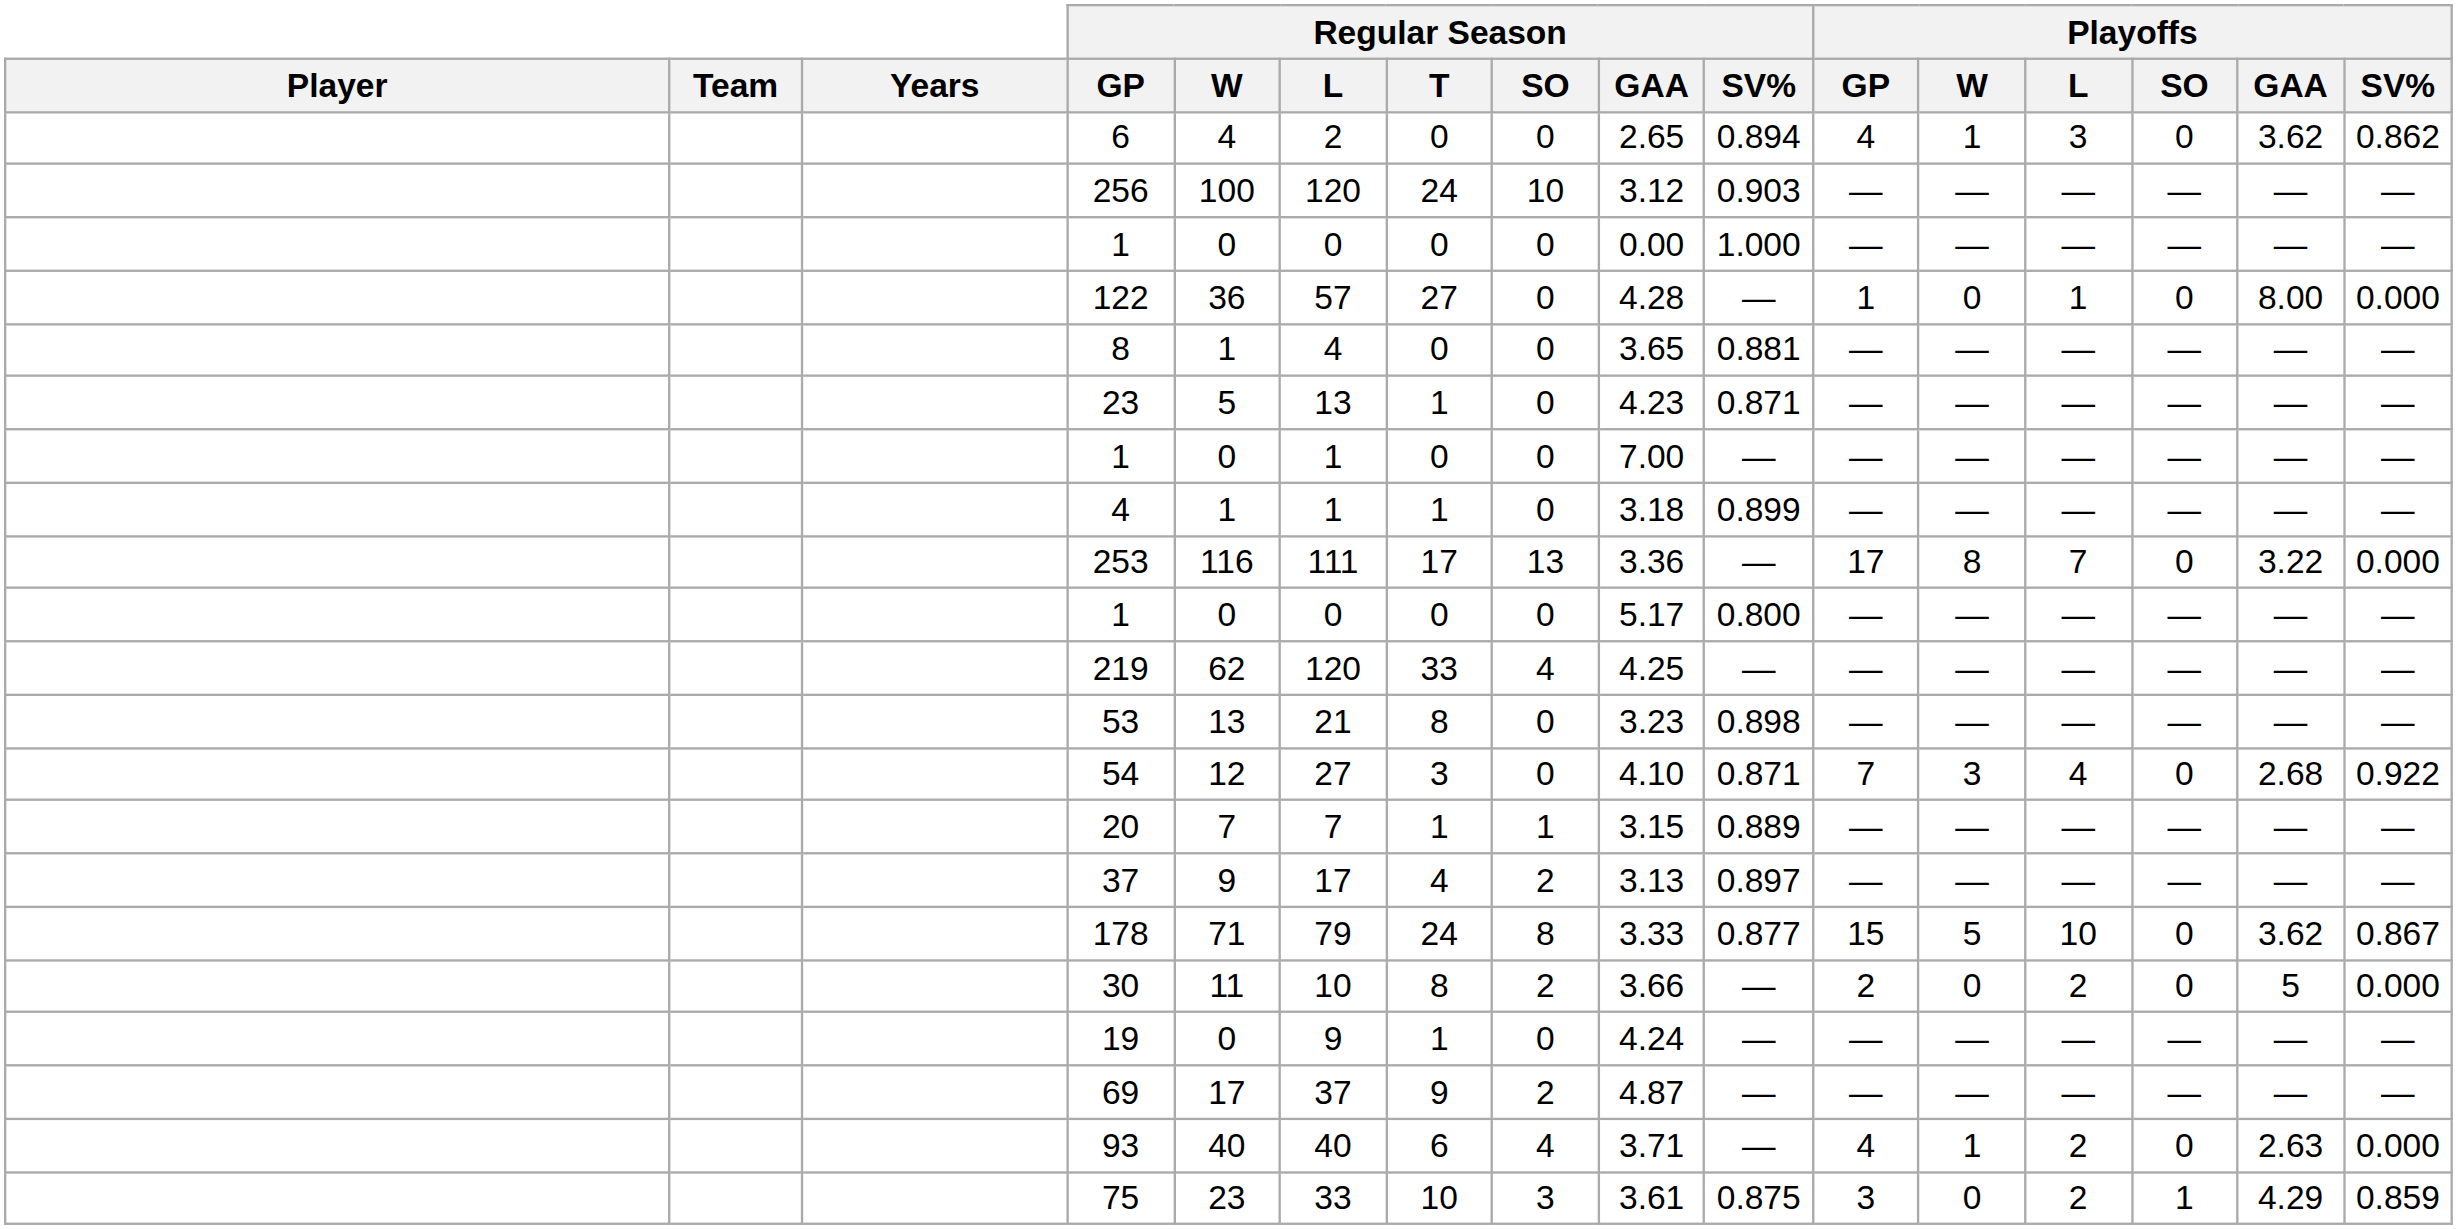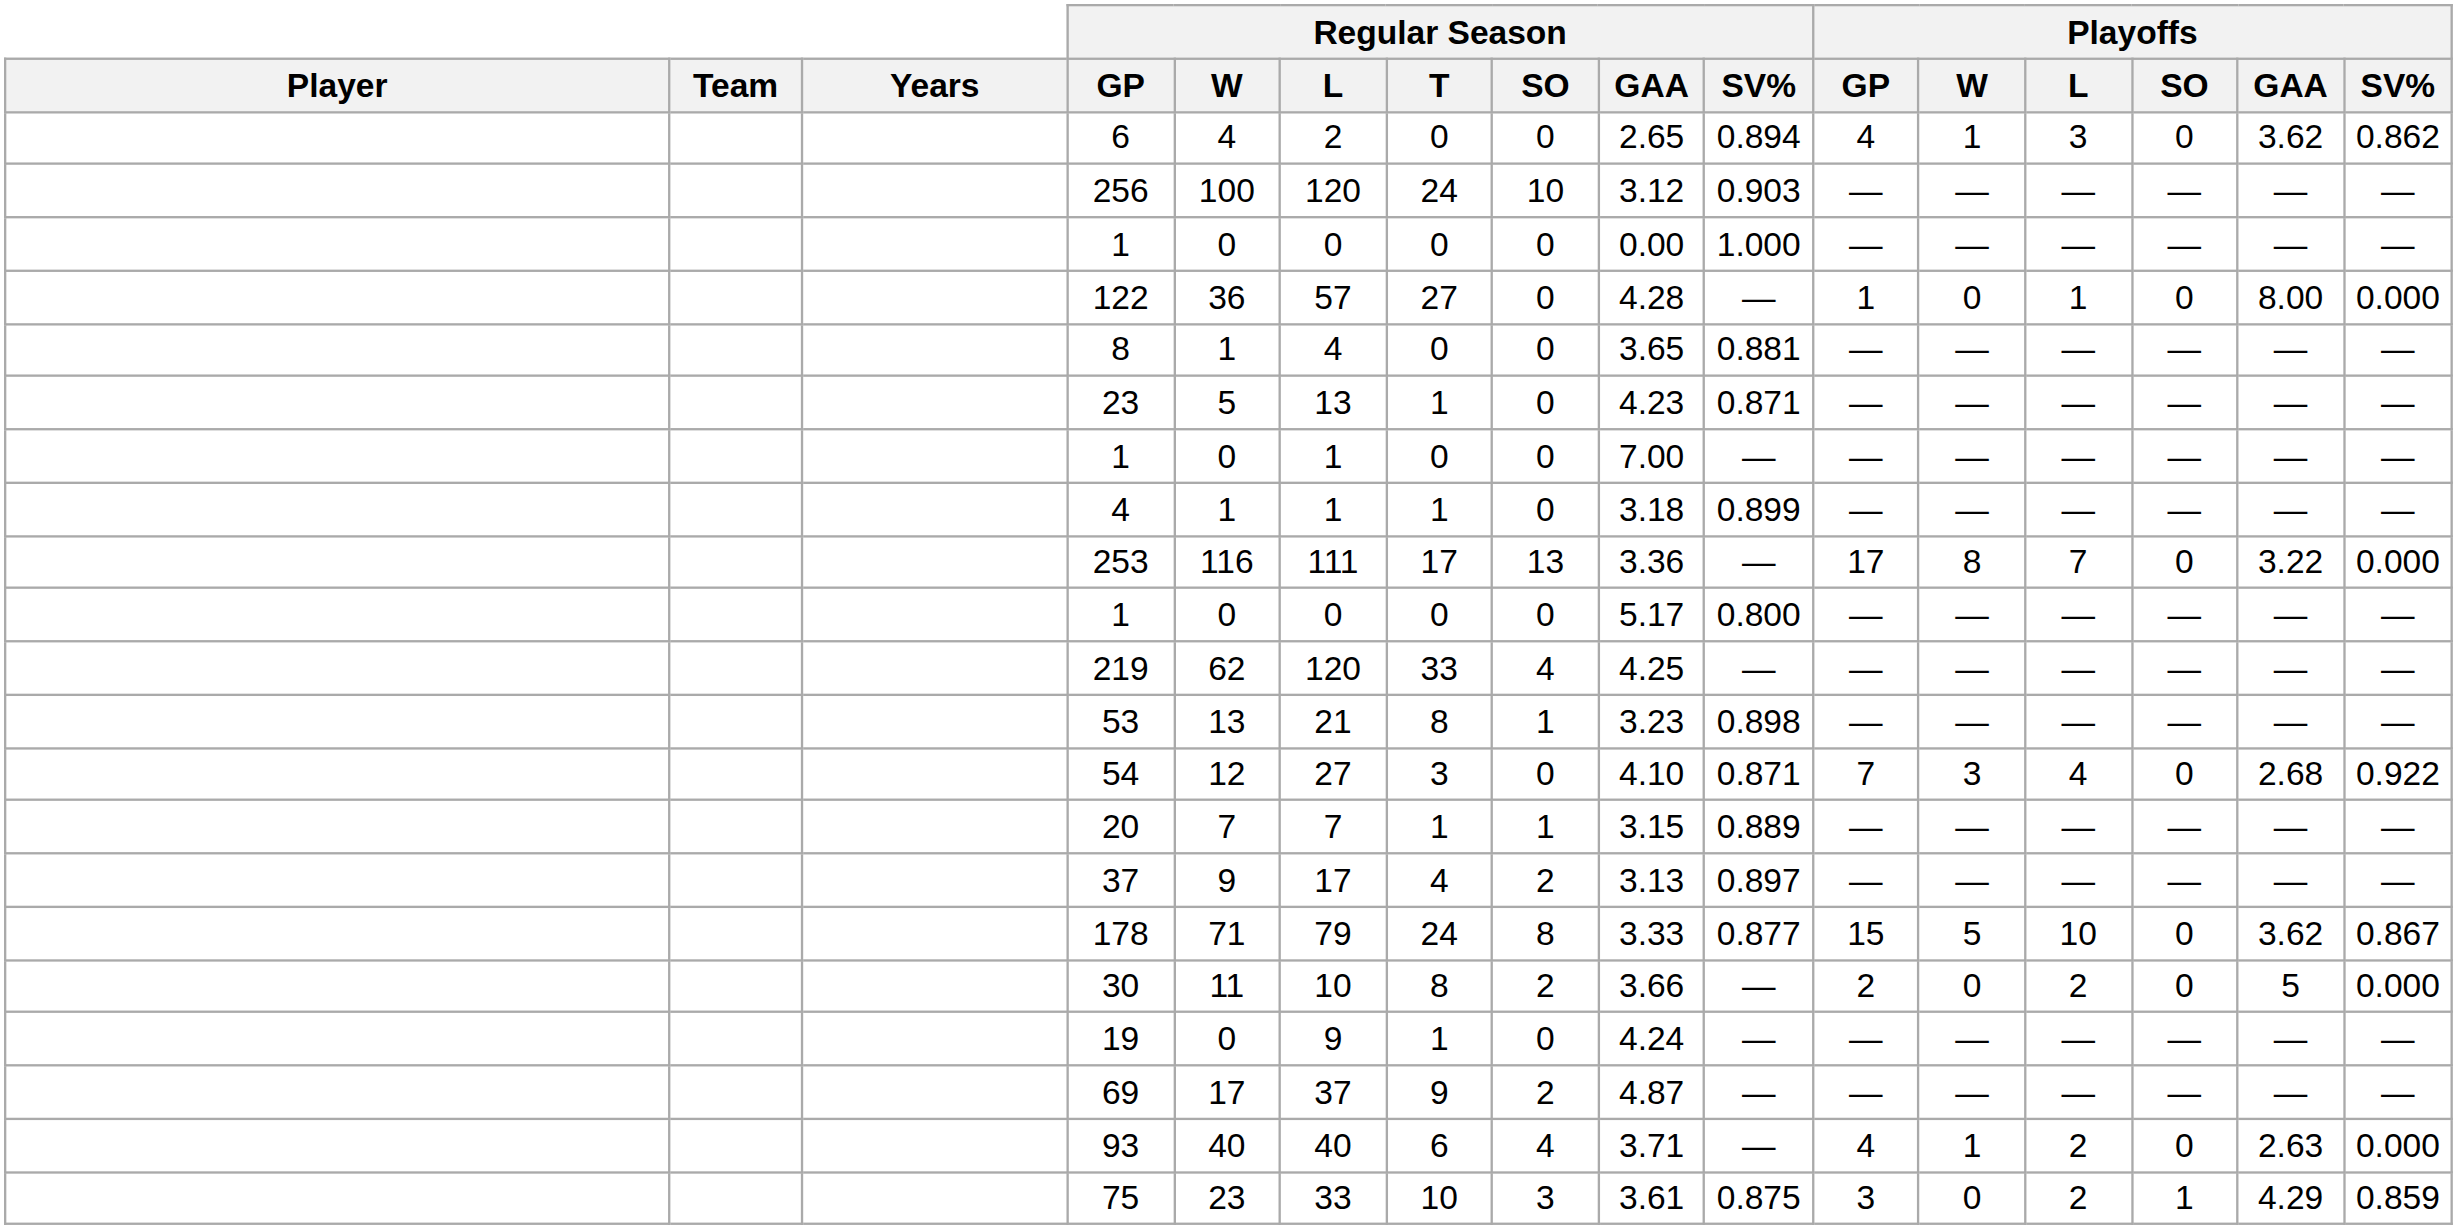(1545, 721) 0 -> (1545, 721) 1
